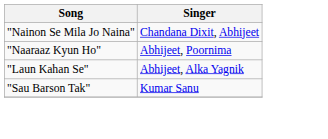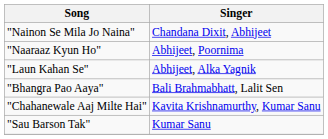+ row: (55, 87)
+ row: (77, 106)
